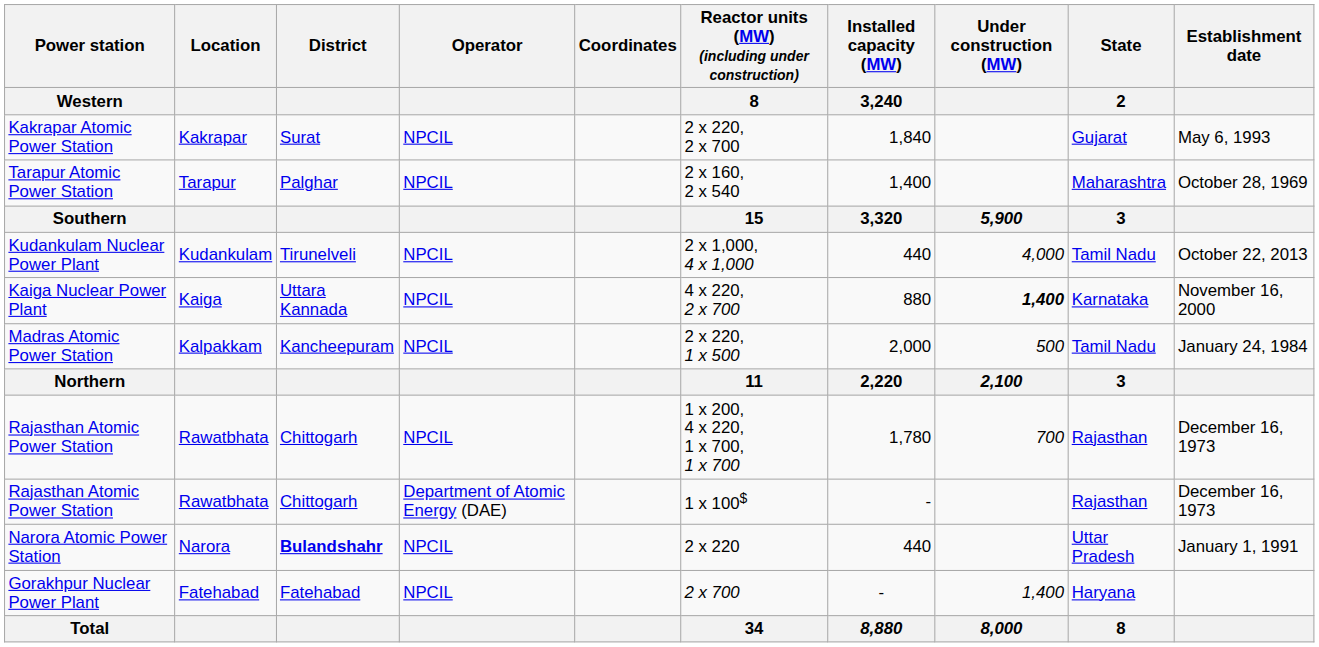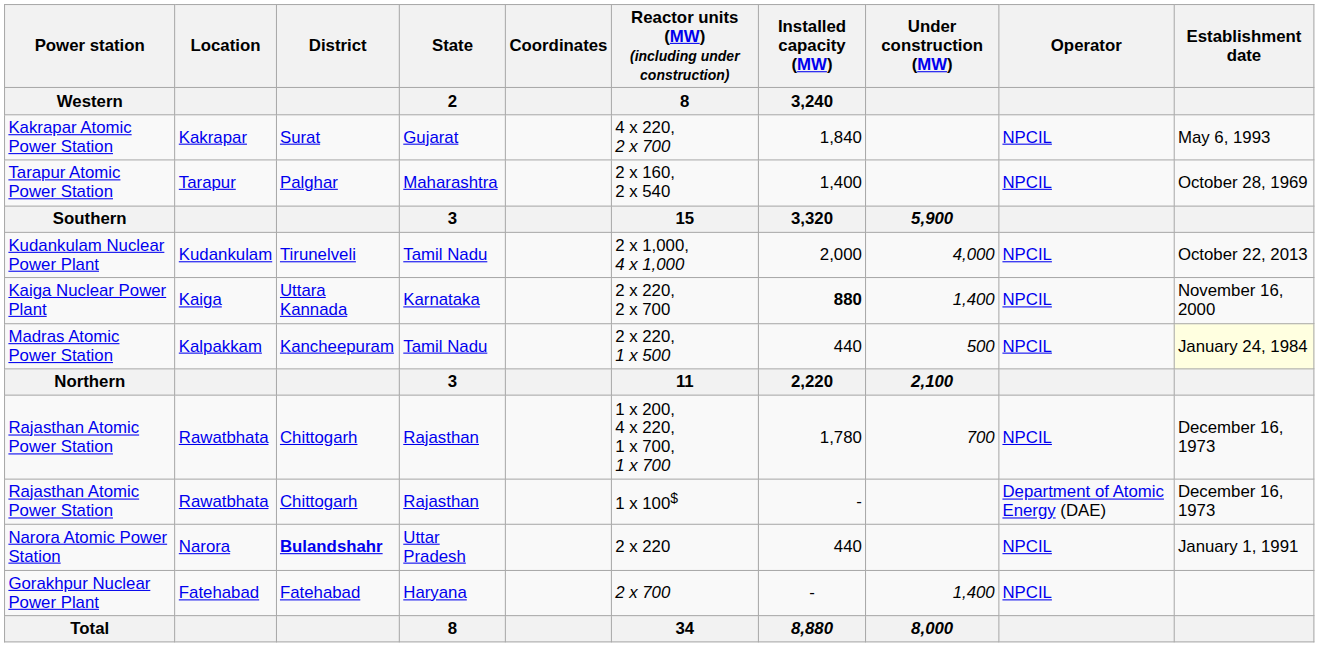columns swapped: (1121, 101) <-> (487, 101)
(714, 137) 2 x 220, 2 x 700 -> (645, 137) 4 x 220, 2 x 700
(917, 254) 440 -> (841, 254) 2,000
(714, 300) 4 x 220, 2 x 700 -> (645, 300) 2 x 220, 2 x 700
(917, 300) normal -> (848, 300) bold
(1043, 300) bold -> (974, 300) normal
(910, 346) 2,000 -> (848, 346) 440
(1243, 346) no background -> (1243, 346) lightyellow background
